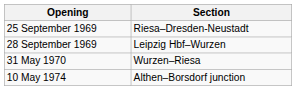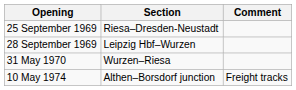+ column: (258, 12)
